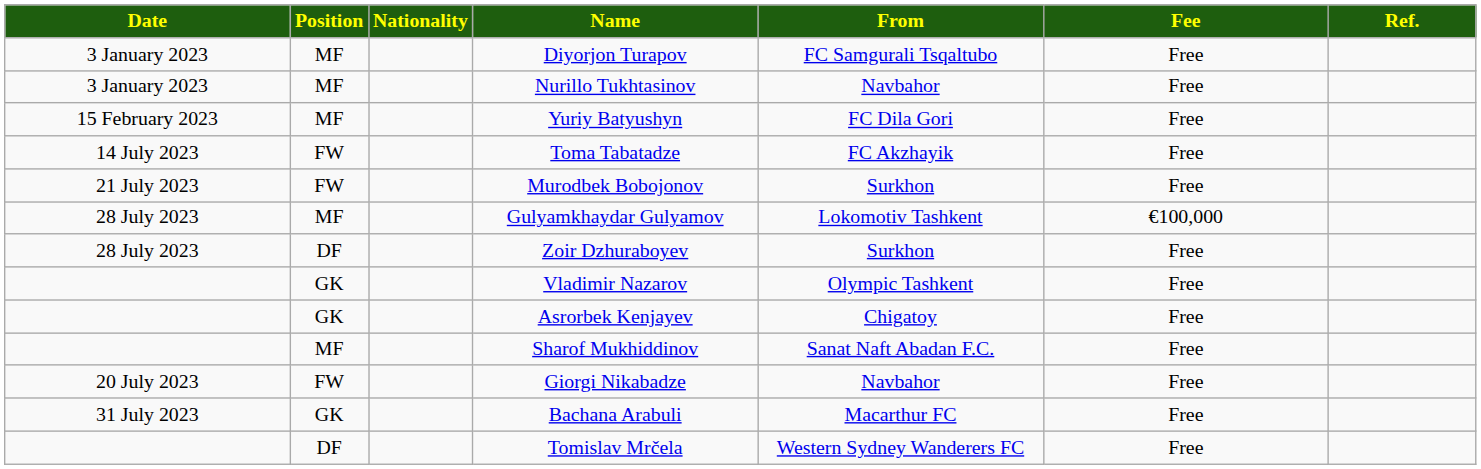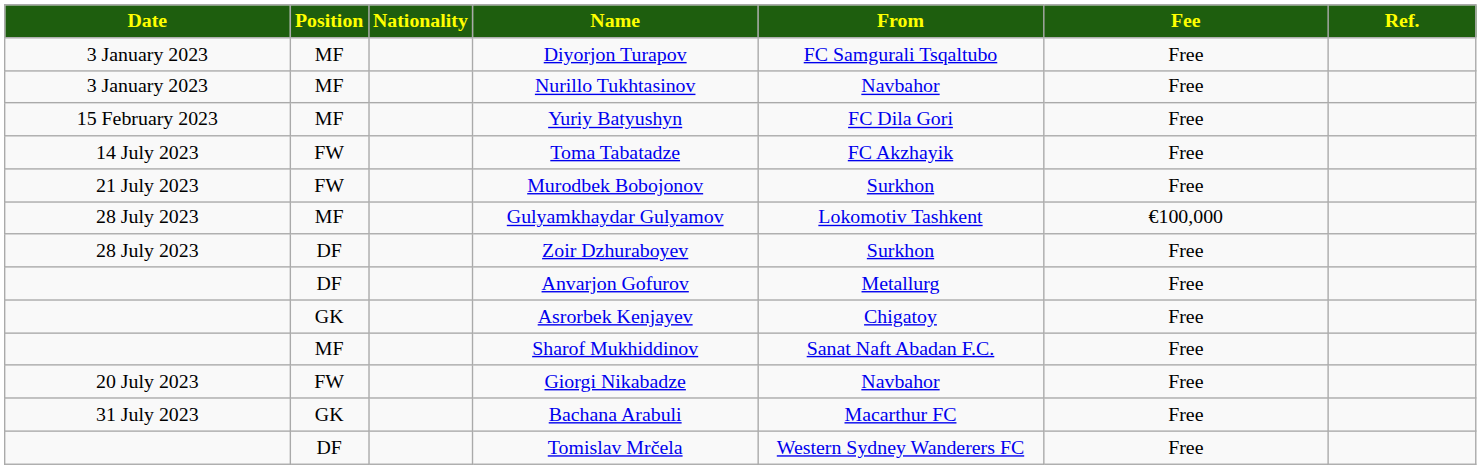+ row: (615, 283)
- row: (615, 283)
